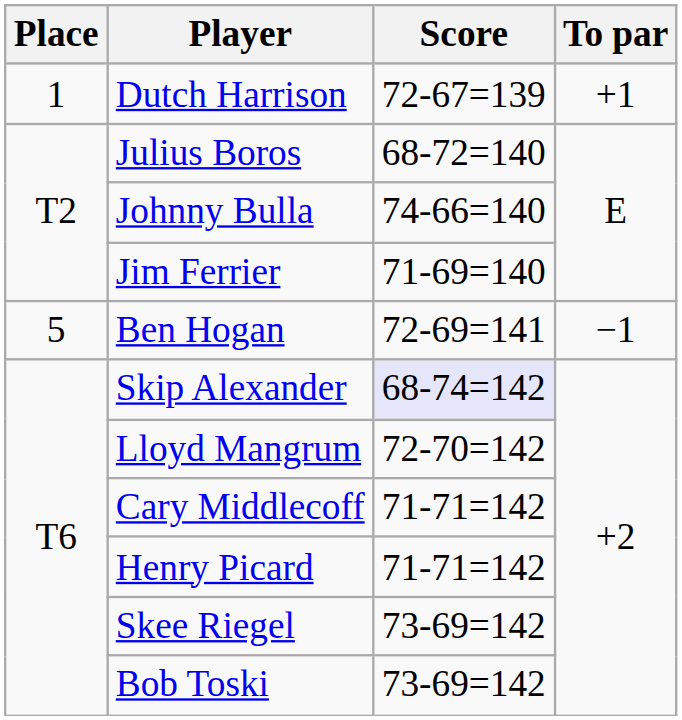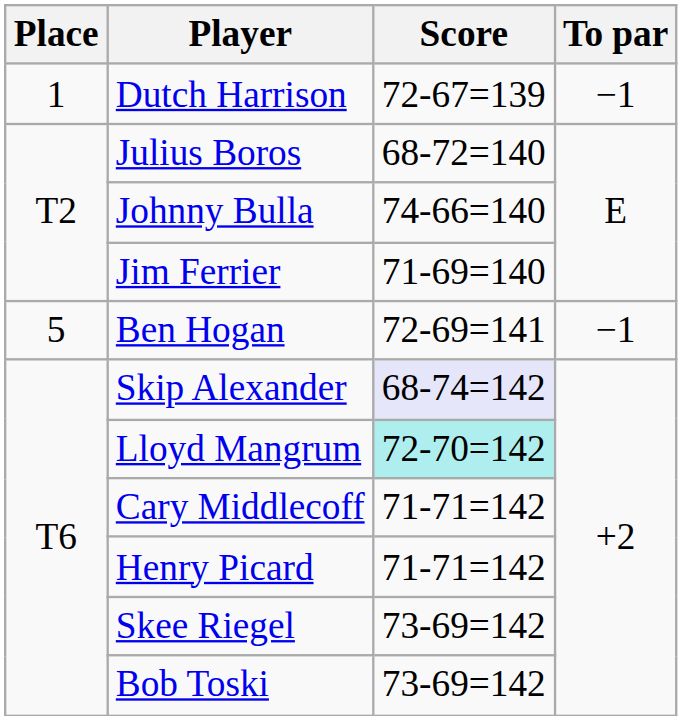(616, 93) +1 -> (616, 93) −1
(464, 447) no background -> (464, 447) paleturquoise background
